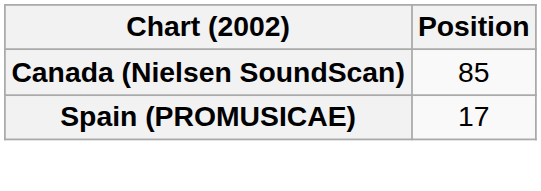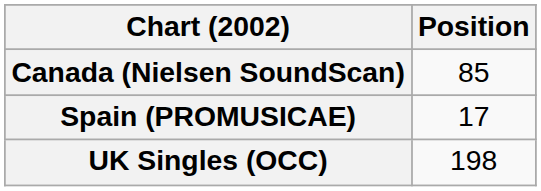+ row: (208, 161)
